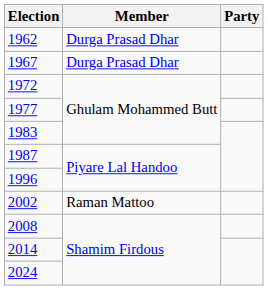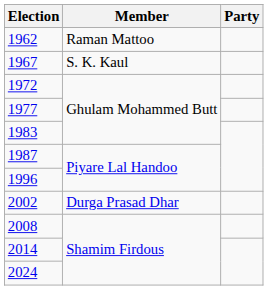(122, 39) Durga Prasad Dhar -> (110, 39) Raman Mattoo
(122, 62) Durga Prasad Dhar -> (97, 62) S. K. Kaul
(110, 202) Raman Mattoo -> (122, 202) Durga Prasad Dhar
